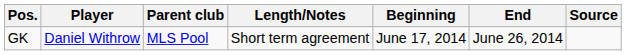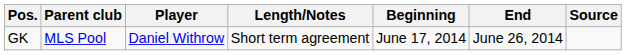columns swapped: (92, 15) <-> (185, 15)
